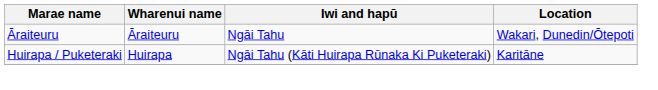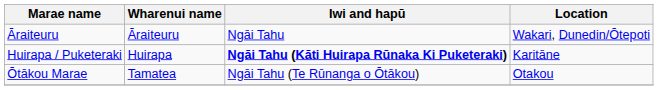(359, 54) normal -> (367, 54) bold
+ row: (47, 74)
